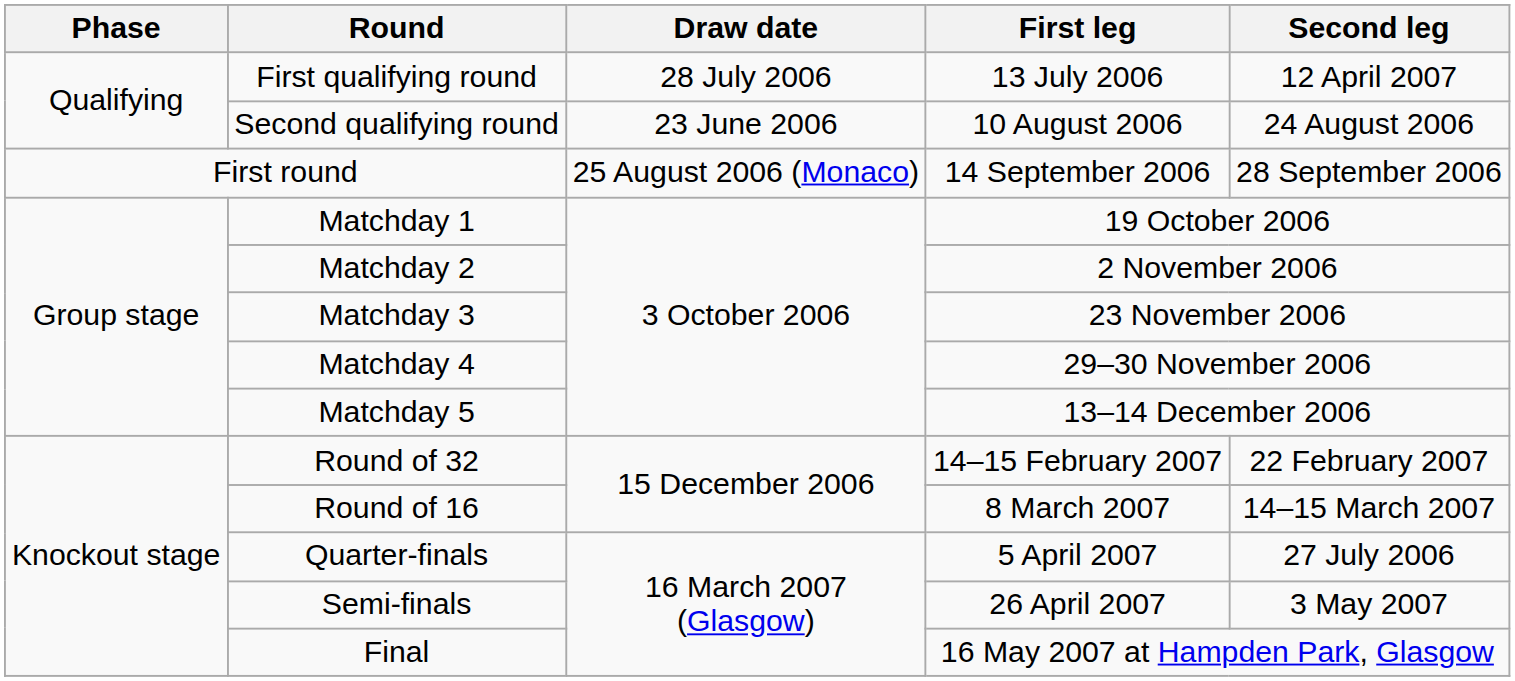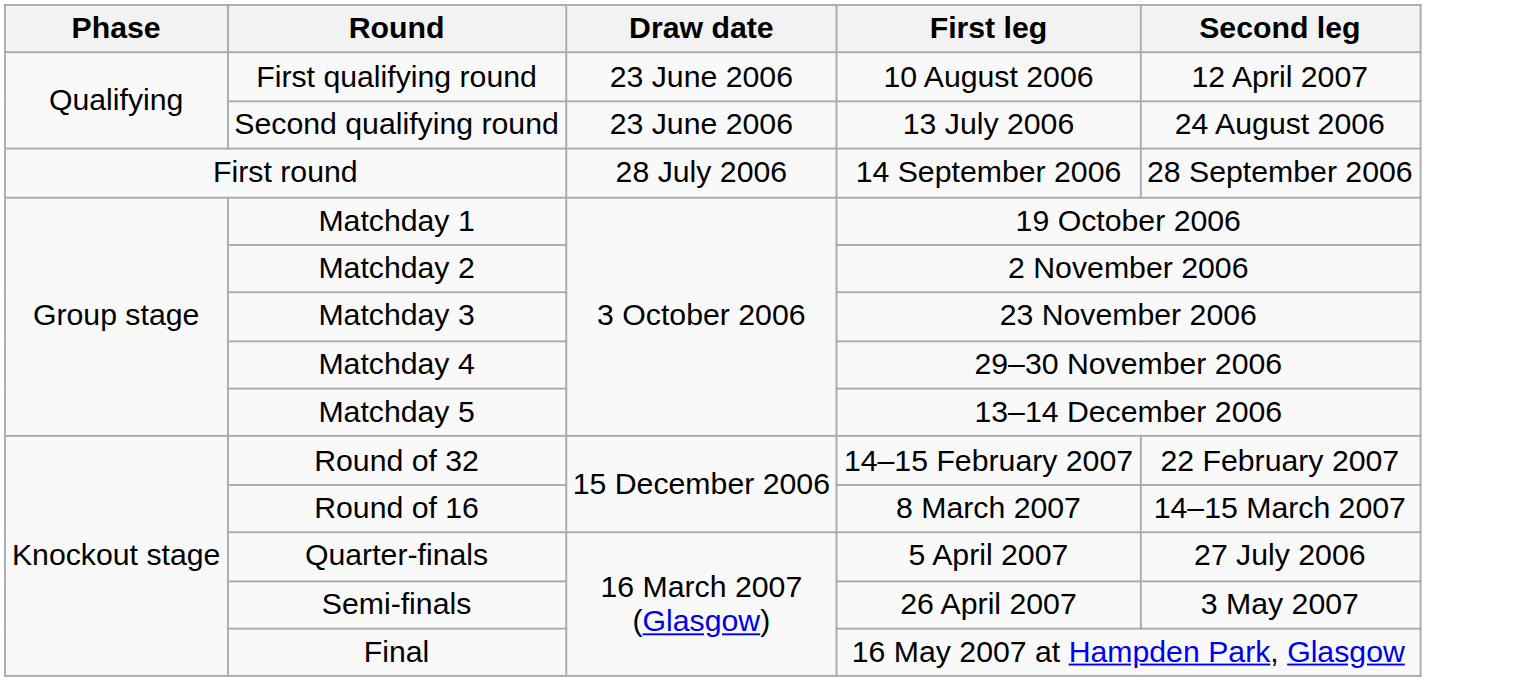(746, 76) 28 July 2006 -> (701, 76) 23 June 2006
(1078, 76) 13 July 2006 -> (988, 76) 10 August 2006
(1078, 124) 10 August 2006 -> (988, 124) 13 July 2006
(746, 172) 25 August 2006 (Monaco) -> (701, 172) 28 July 2006
